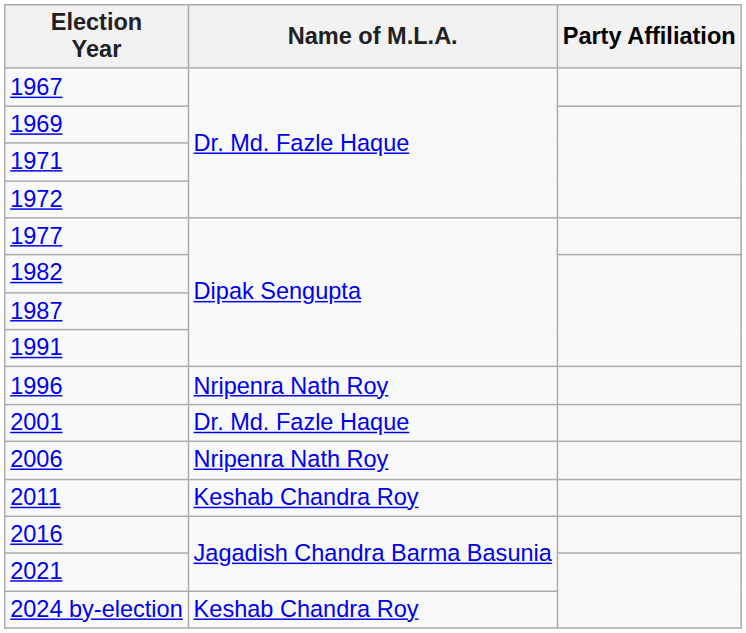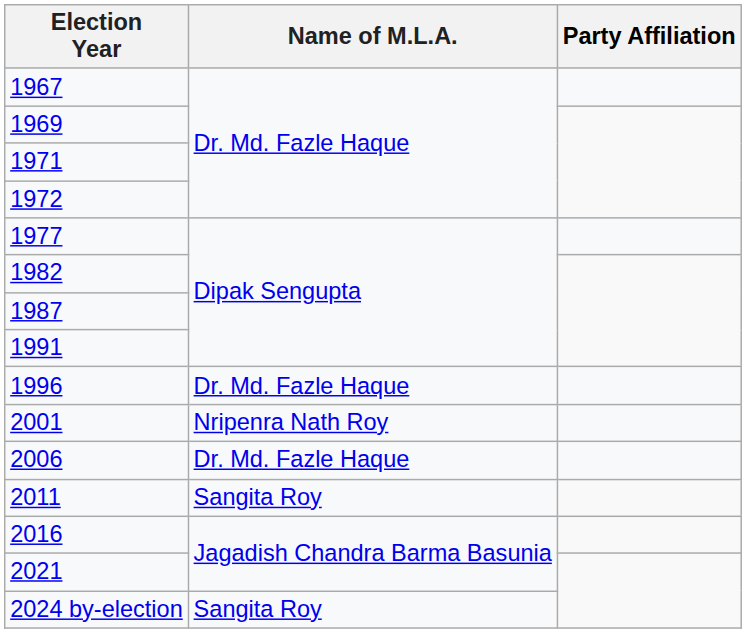(291, 385) Nripenra Nath Roy -> (301, 385) Dr. Md. Fazle Haque
(301, 422) Dr. Md. Fazle Haque -> (291, 422) Nripenra Nath Roy
(291, 459) Nripenra Nath Roy -> (301, 459) Dr. Md. Fazle Haque
(306, 497) Keshab Chandra Roy -> (258, 497) Sangita Roy
(306, 609) Keshab Chandra Roy -> (258, 609) Sangita Roy
